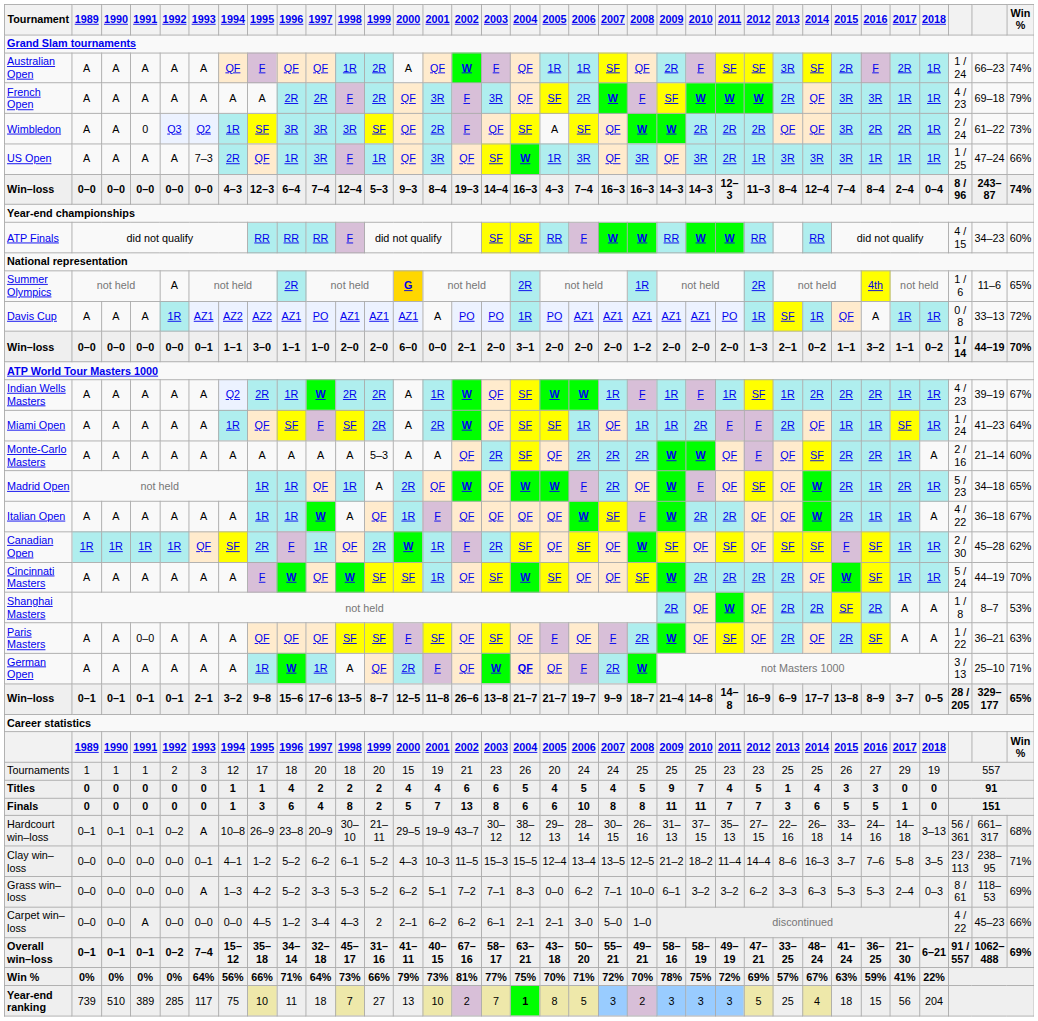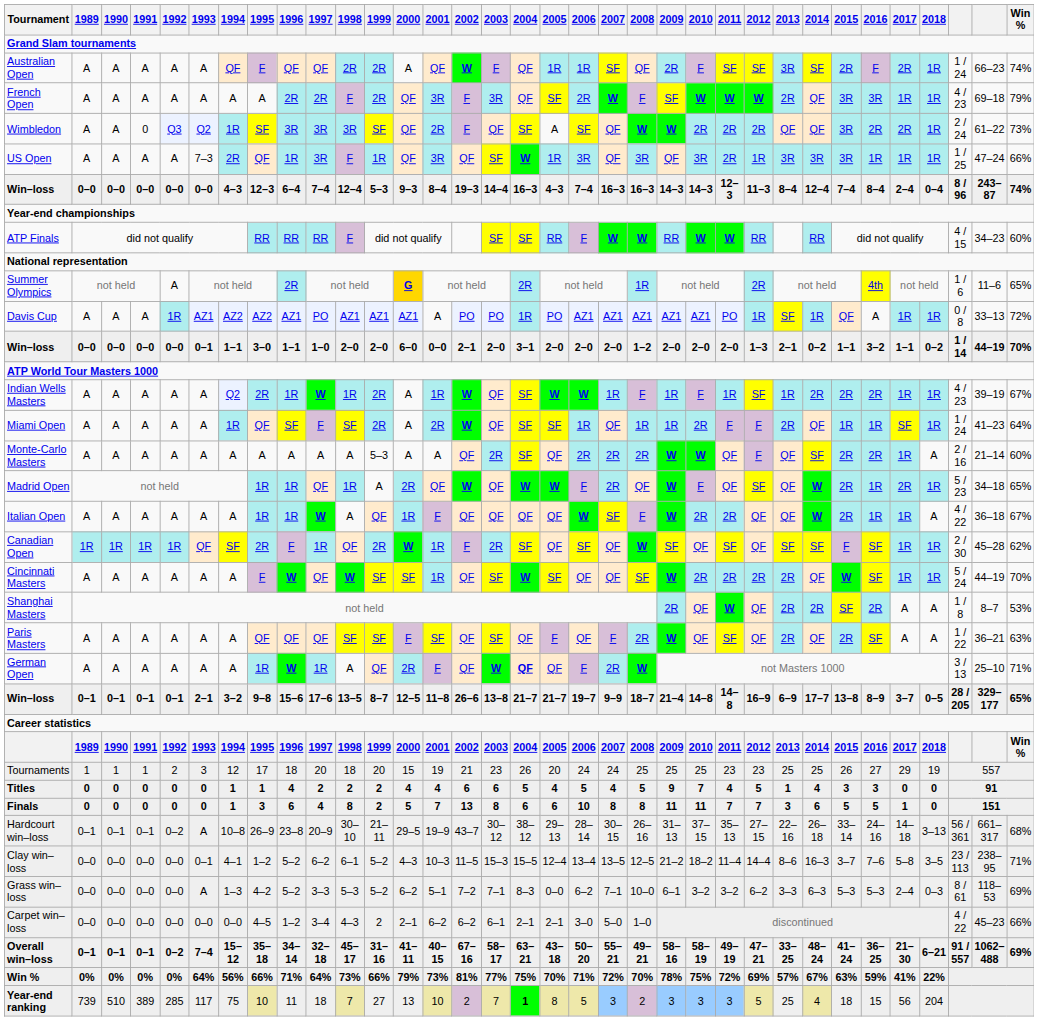(350, 68) 1R -> (350, 68) 2R
(350, 395) 2R -> (350, 395) 1R
(145, 638) 0–0 -> (145, 638) A
(145, 922) A -> (145, 922) 0–0
